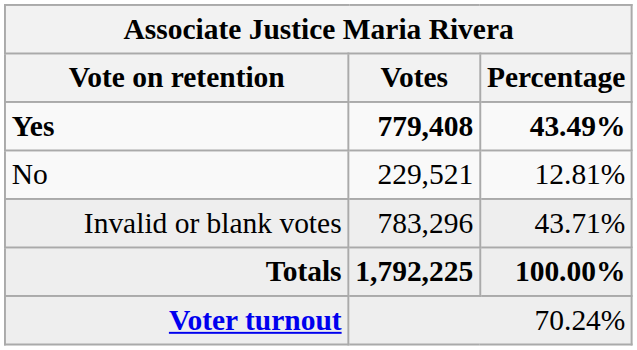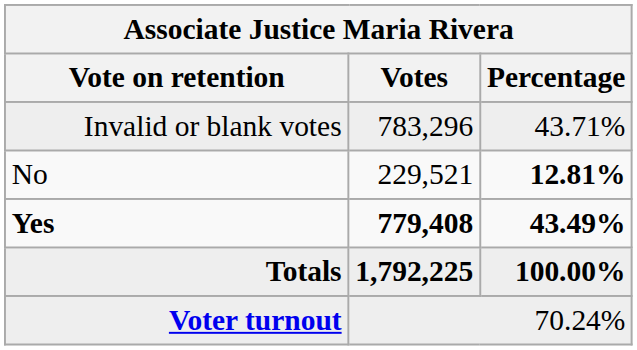rows swapped: (33, 126) <-> (213, 223)
(580, 174) normal -> (578, 174) bold
